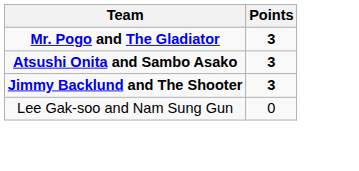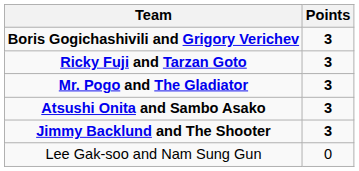+ row: (153, 39)
+ row: (153, 62)
